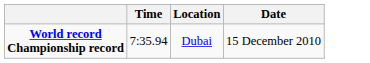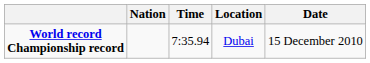+ column: (148, 14)
